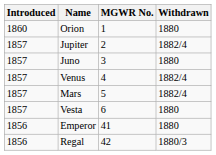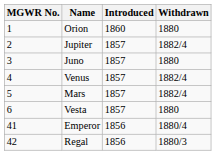columns swapped: (127, 12) <-> (31, 12)
(169, 126) 1880 -> (173, 126) 1880/4
